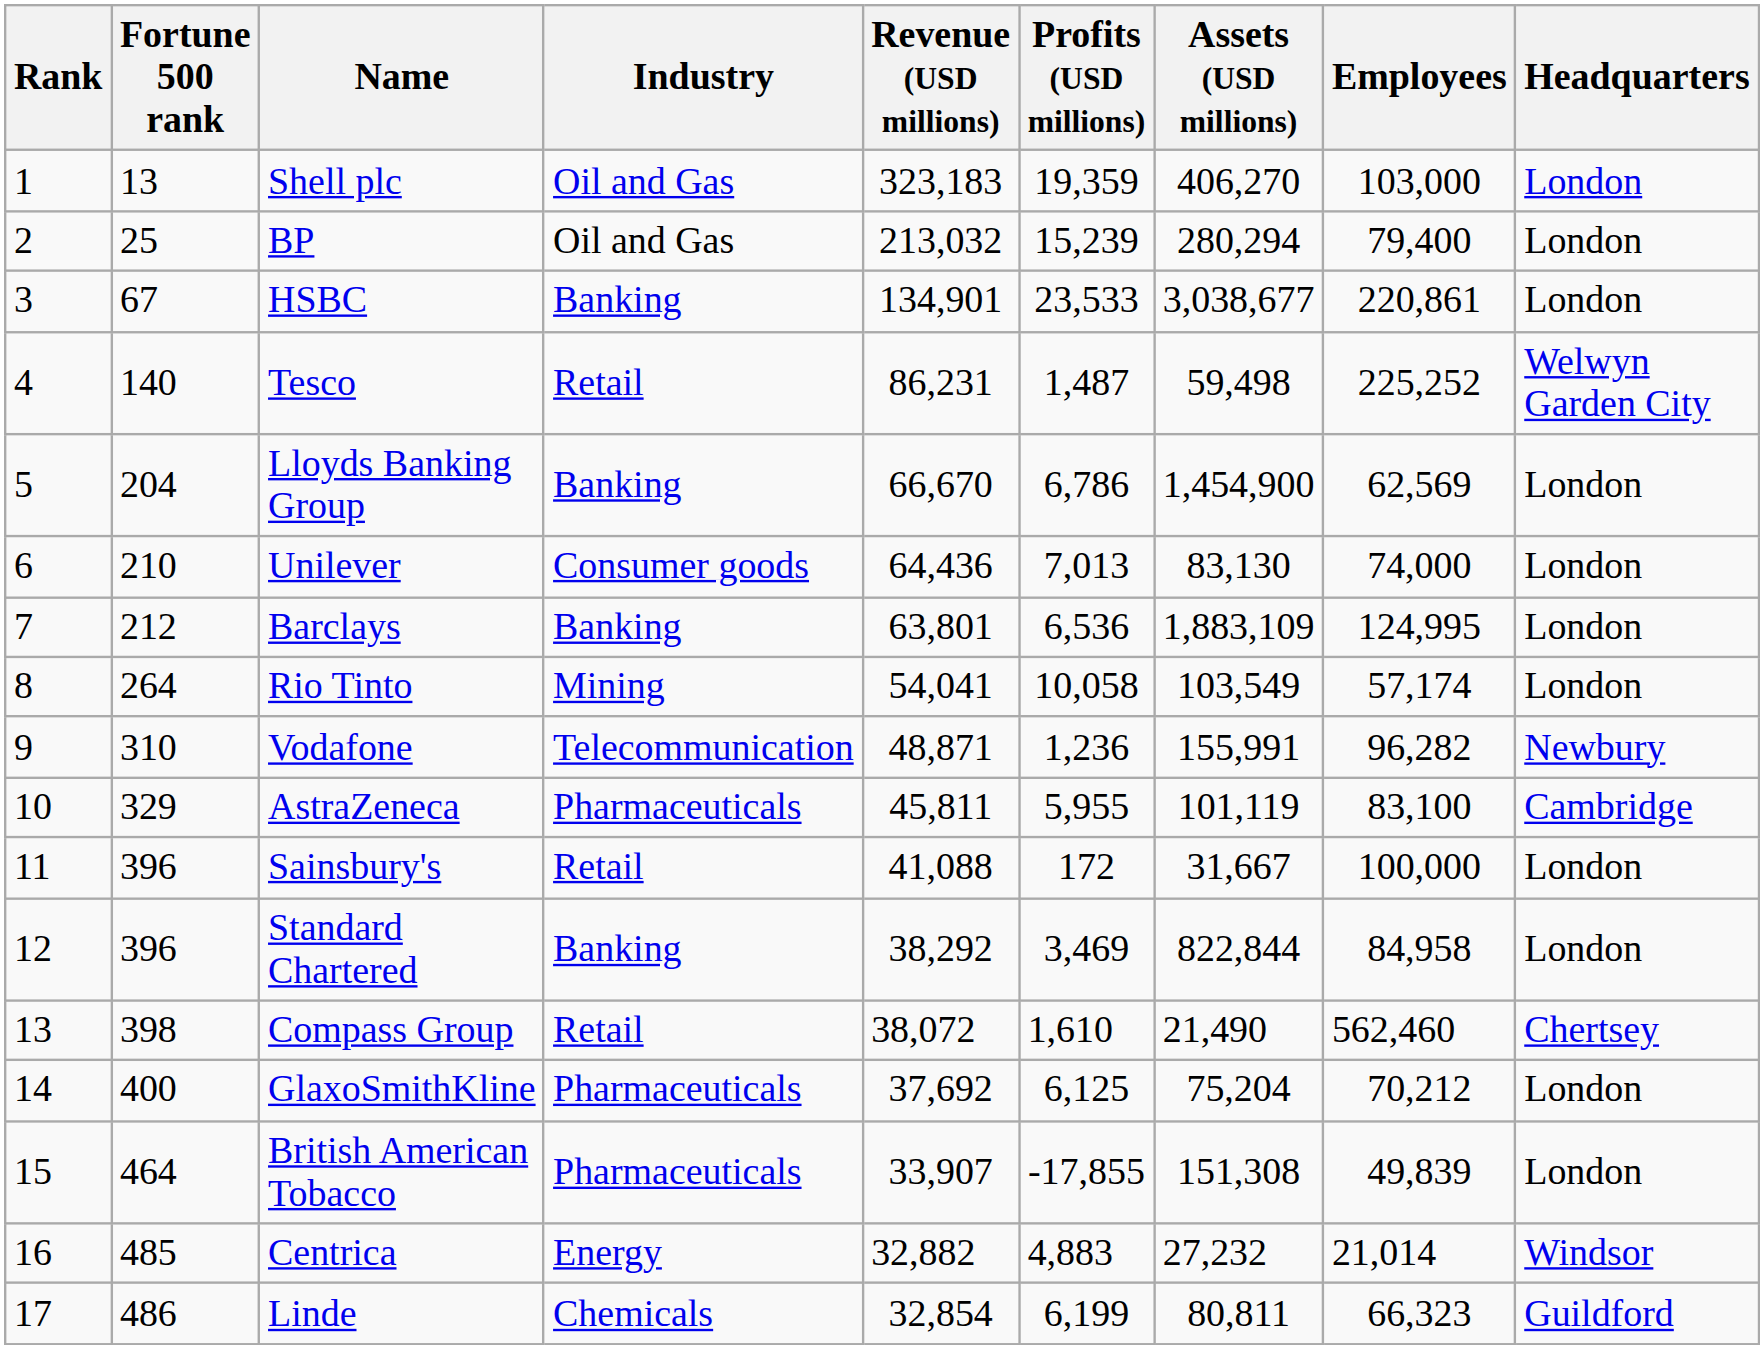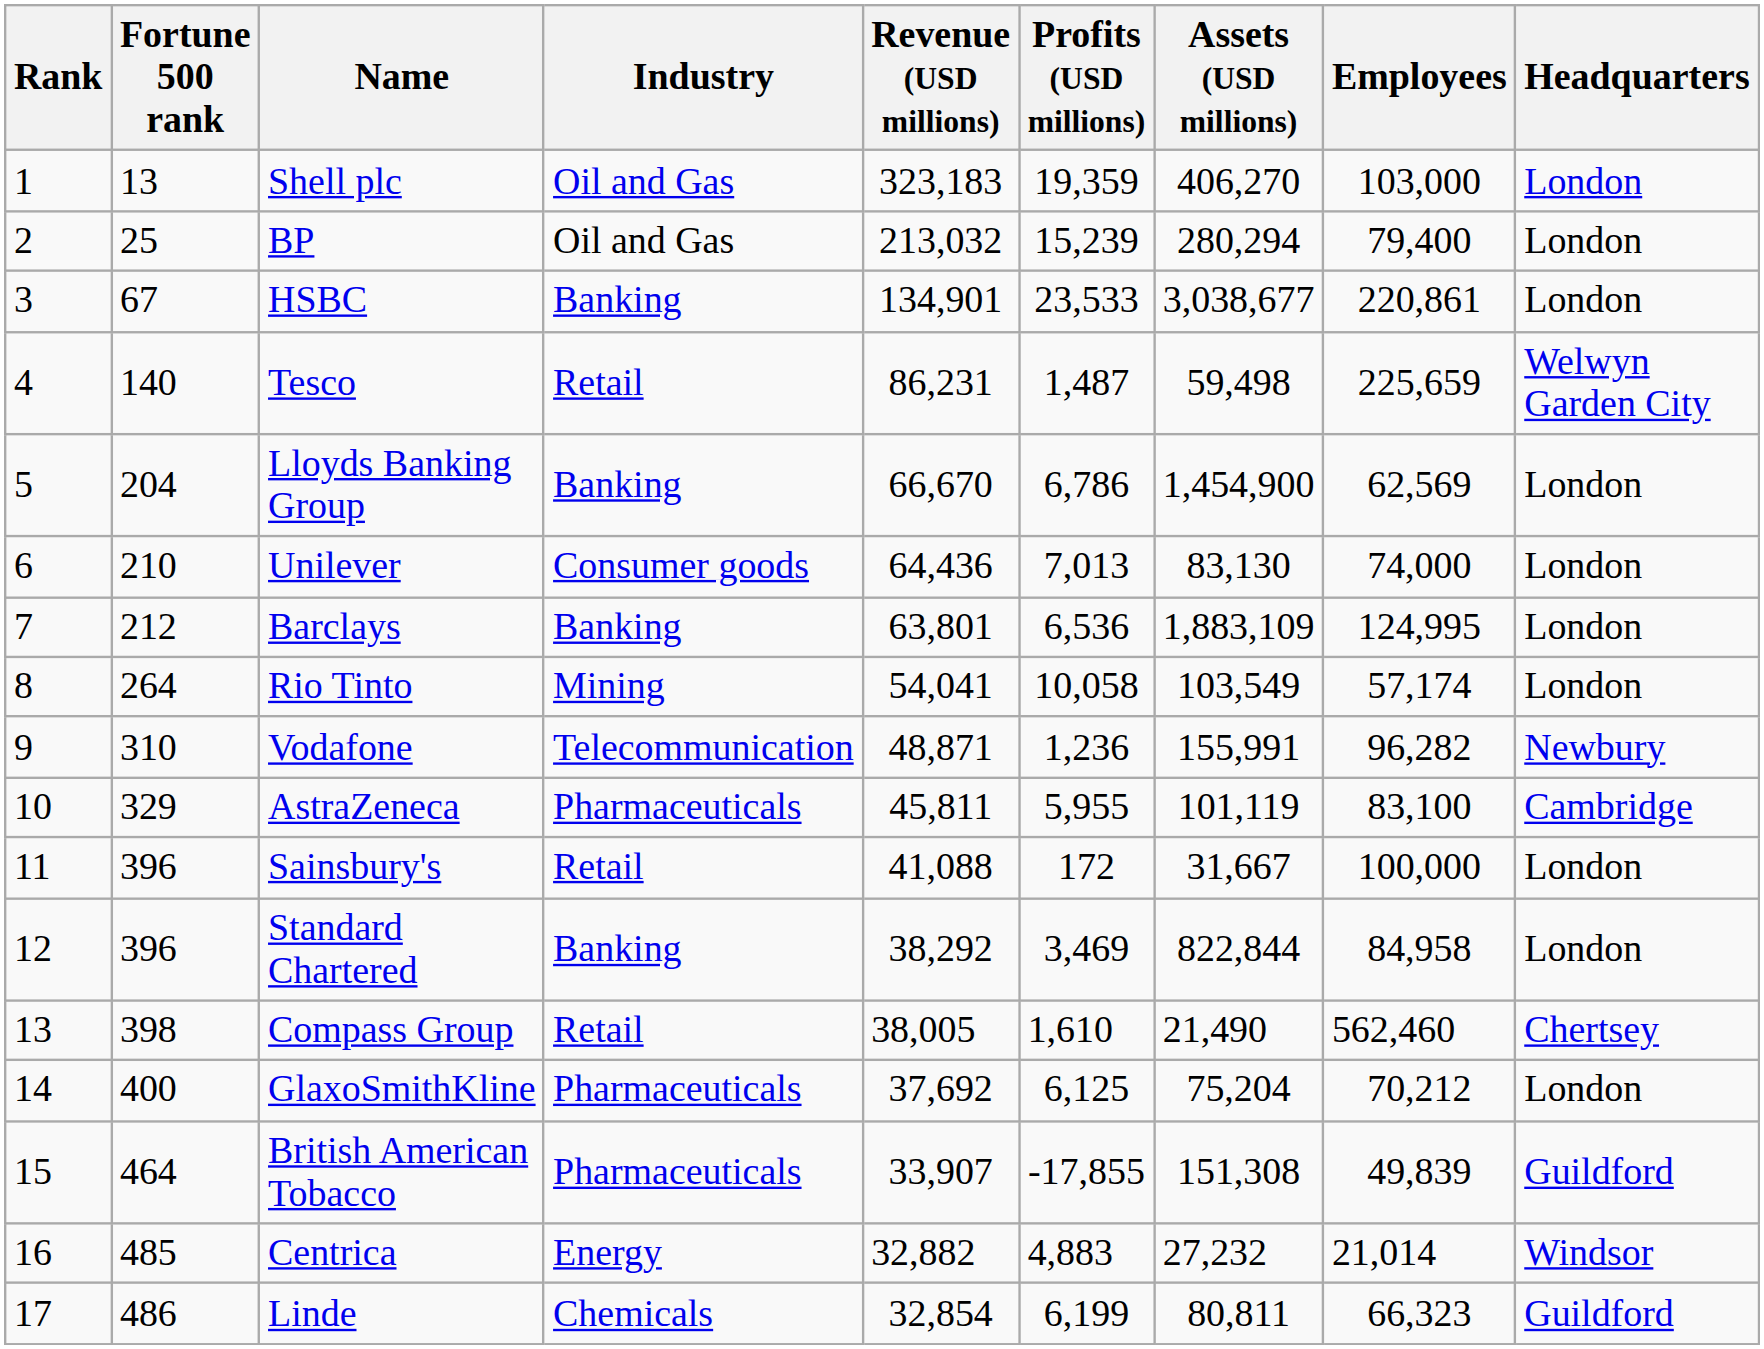(1419, 381) 225,252 -> (1419, 381) 225,659
(923, 1029) 38,072 -> (923, 1029) 38,005
(1583, 1171) London -> (1599, 1171) Guildford
